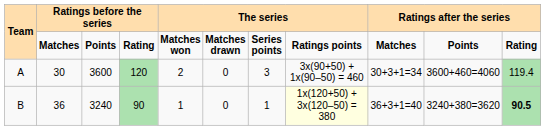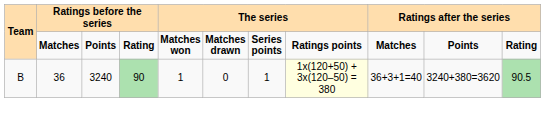- row: (21, 72)
(521, 105) bold -> (521, 78) normal
